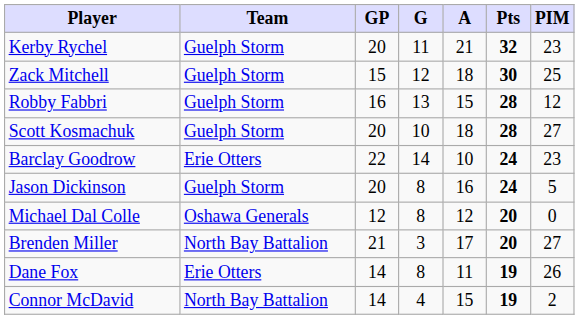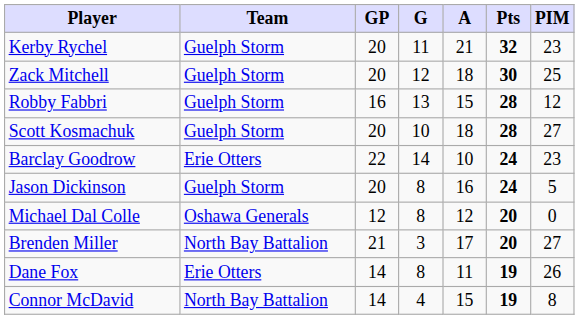(377, 74) 15 -> (377, 74) 20
(552, 300) 2 -> (552, 300) 8
